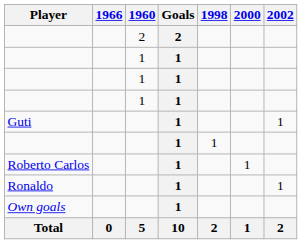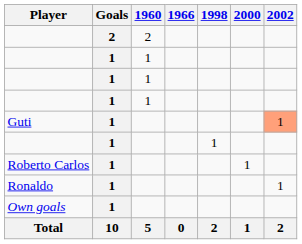columns swapped: (178, 15) <-> (109, 15)
(280, 121) no background -> (280, 121) lightsalmon background
